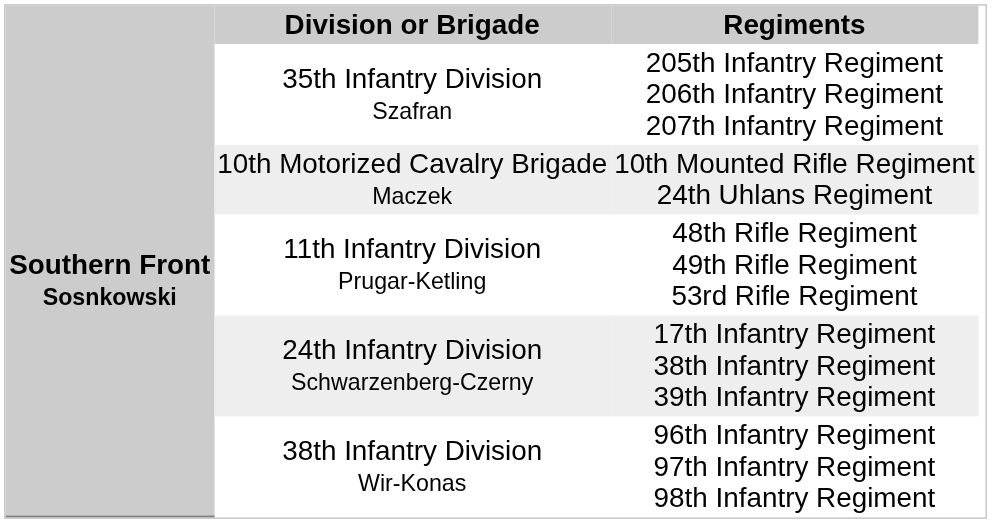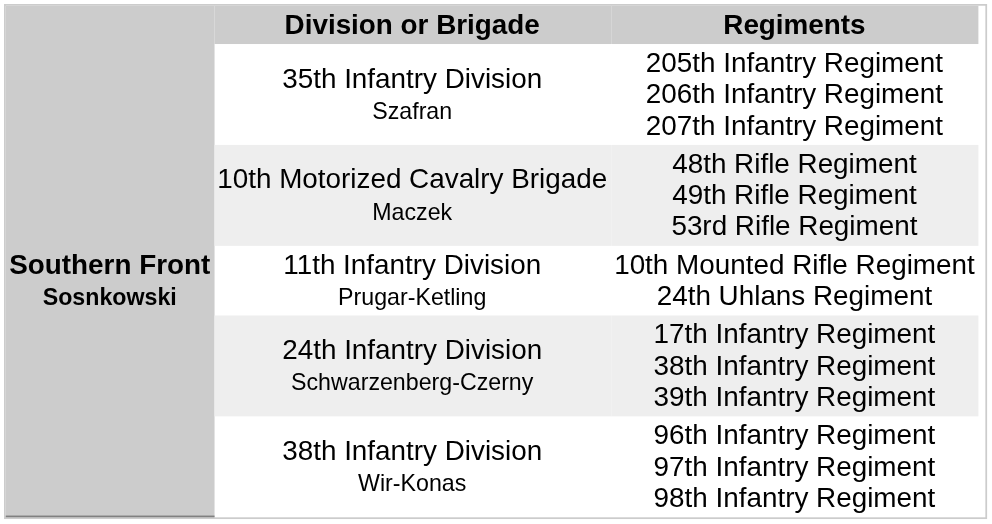(794, 179) 10th Mounted Rifle Regiment 24th Uhlans Regiment -> (794, 195) 48th Rifle Regiment 49th Rifle Regiment 53rd Rifle Regiment
(794, 264) 48th Rifle Regiment 49th Rifle Regiment 53rd Rifle Regiment -> (794, 280) 10th Mounted Rifle Regiment 24th Uhlans Regiment
